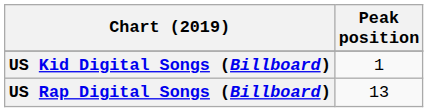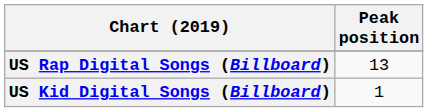rows swapped: (170, 65) <-> (170, 92)
